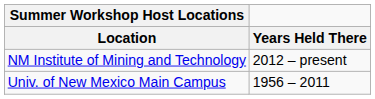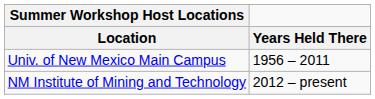rows swapped: (127, 60) <-> (117, 82)
